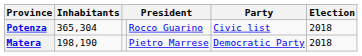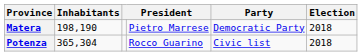rows swapped: (24, 43) <-> (27, 28)
